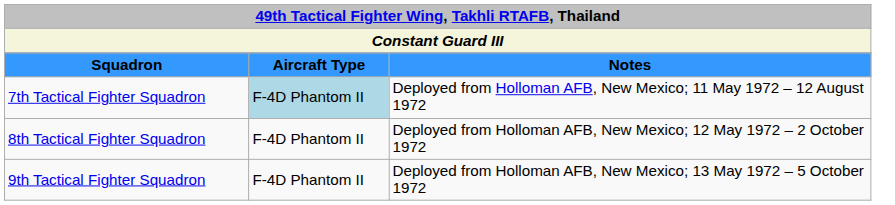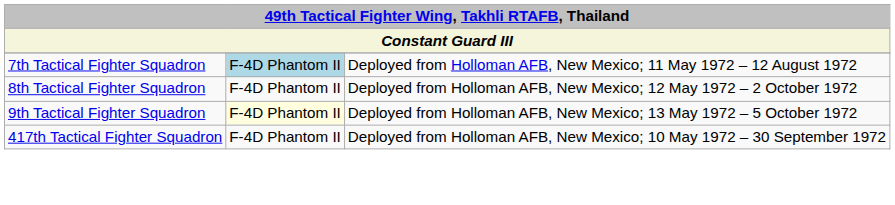- row: (127, 64)
(308, 179) no background -> (285, 112) lightyellow background
+ row: (115, 137)
